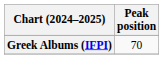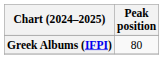(137, 44) 70 -> (137, 44) 80
